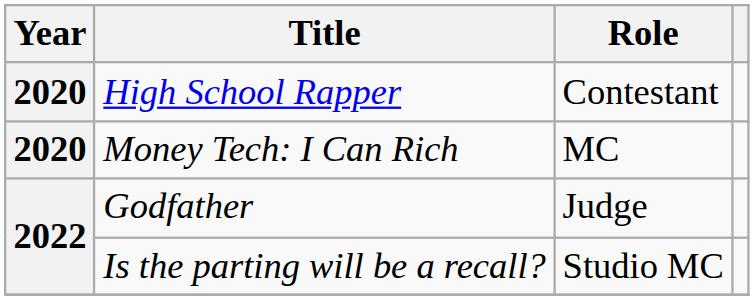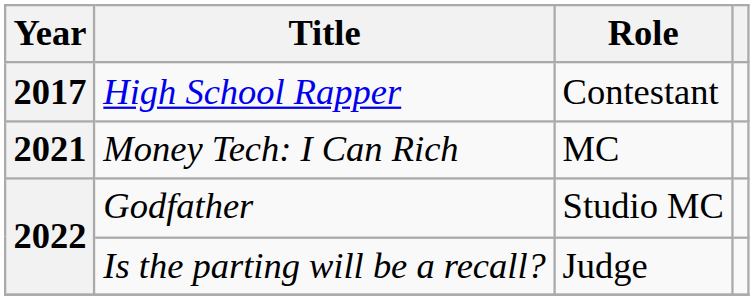(50, 91) 2020 -> (50, 91) 2017
(50, 149) 2020 -> (50, 149) 2021
(605, 206) Judge -> (643, 206) Studio MC
(643, 264) Studio MC -> (605, 264) Judge
